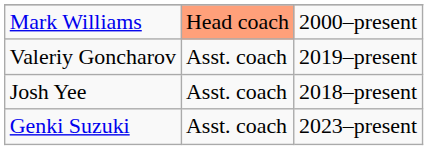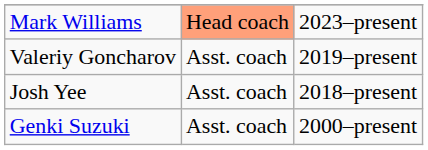(358, 21) 2000–present -> (358, 21) 2023–present
(358, 126) 2023–present -> (358, 126) 2000–present
